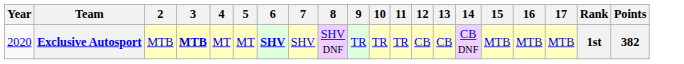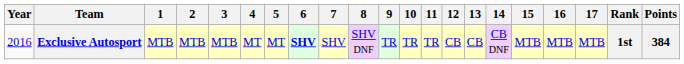+ column: (160, 14)
(19, 41) 2020 -> (19, 41) 2016
(193, 41) bold -> (224, 41) normal
(630, 41) 382 -> (661, 41) 384
